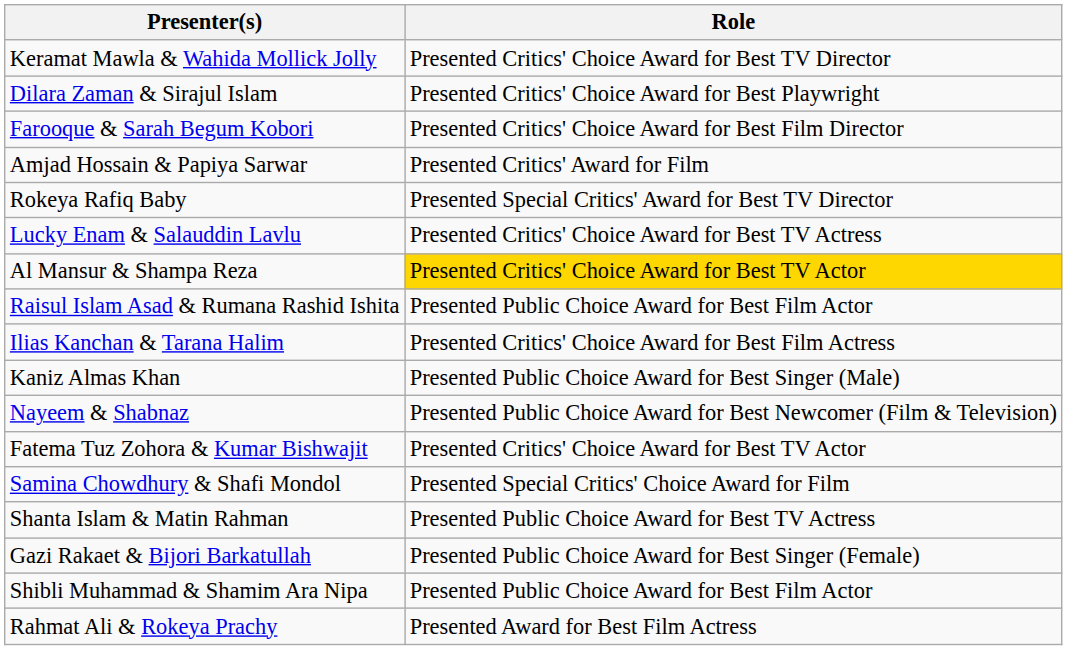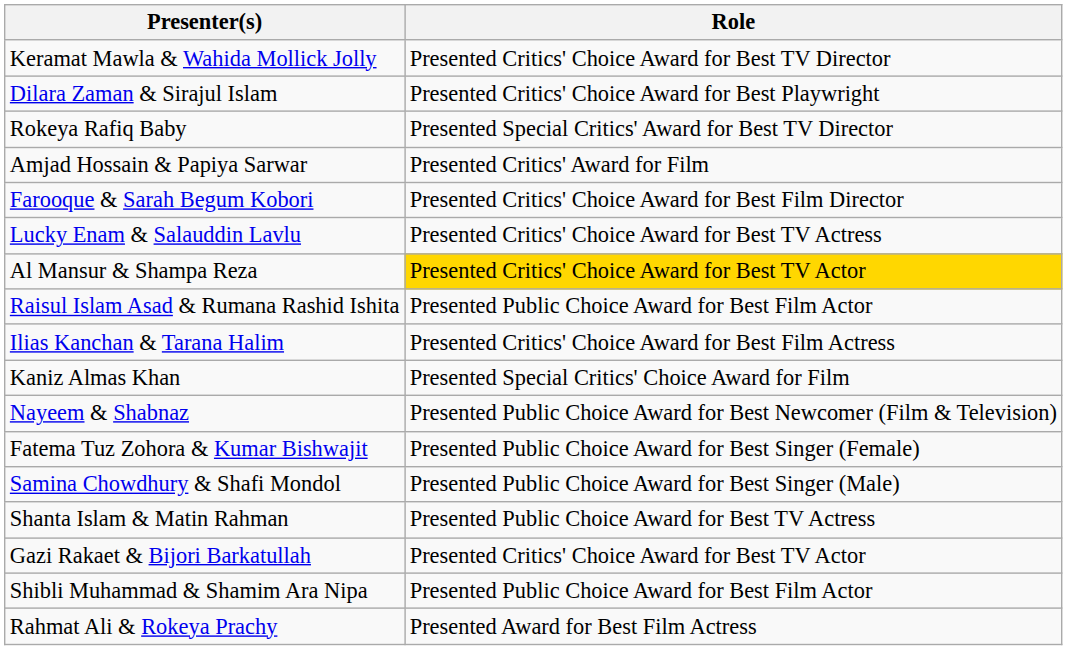rows swapped: (162, 128) <-> (98, 199)
(655, 377) Presented Public Choice Award for Best Singer (Male) -> (630, 377) Presented Special Critics' Choice Award for Film
(638, 448) Presented Critics' Choice Award for Best TV Actor -> (665, 448) Presented Public Choice Award for Best Singer (Female)
(630, 484) Presented Special Critics' Choice Award for Film -> (655, 484) Presented Public Choice Award for Best Singer (Male)
(665, 555) Presented Public Choice Award for Best Singer (Female) -> (638, 555) Presented Critics' Choice Award for Best TV Actor
